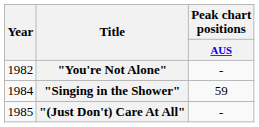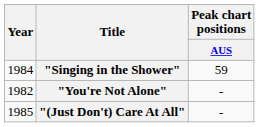rows swapped: (112, 70) <-> (112, 91)
